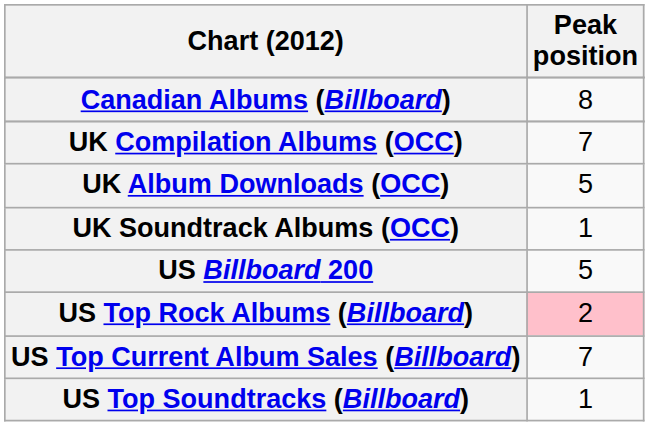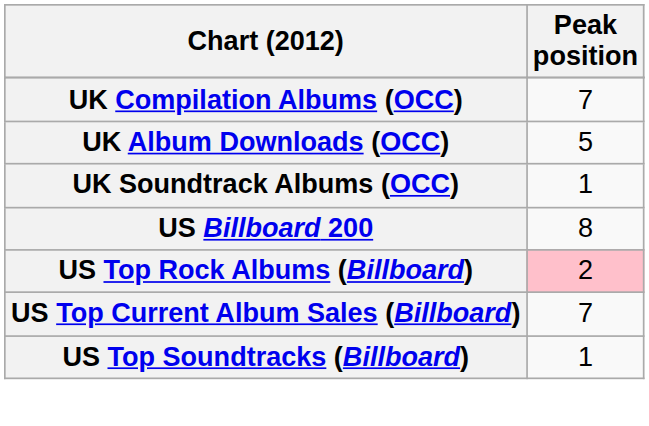- row: (266, 99)
(585, 270) 5 -> (585, 227) 8
